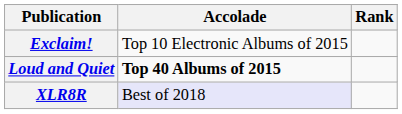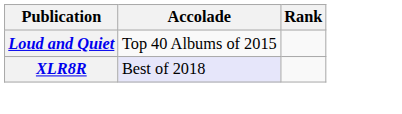- row: (61, 43)
(201, 69) bold -> (199, 43) normal
